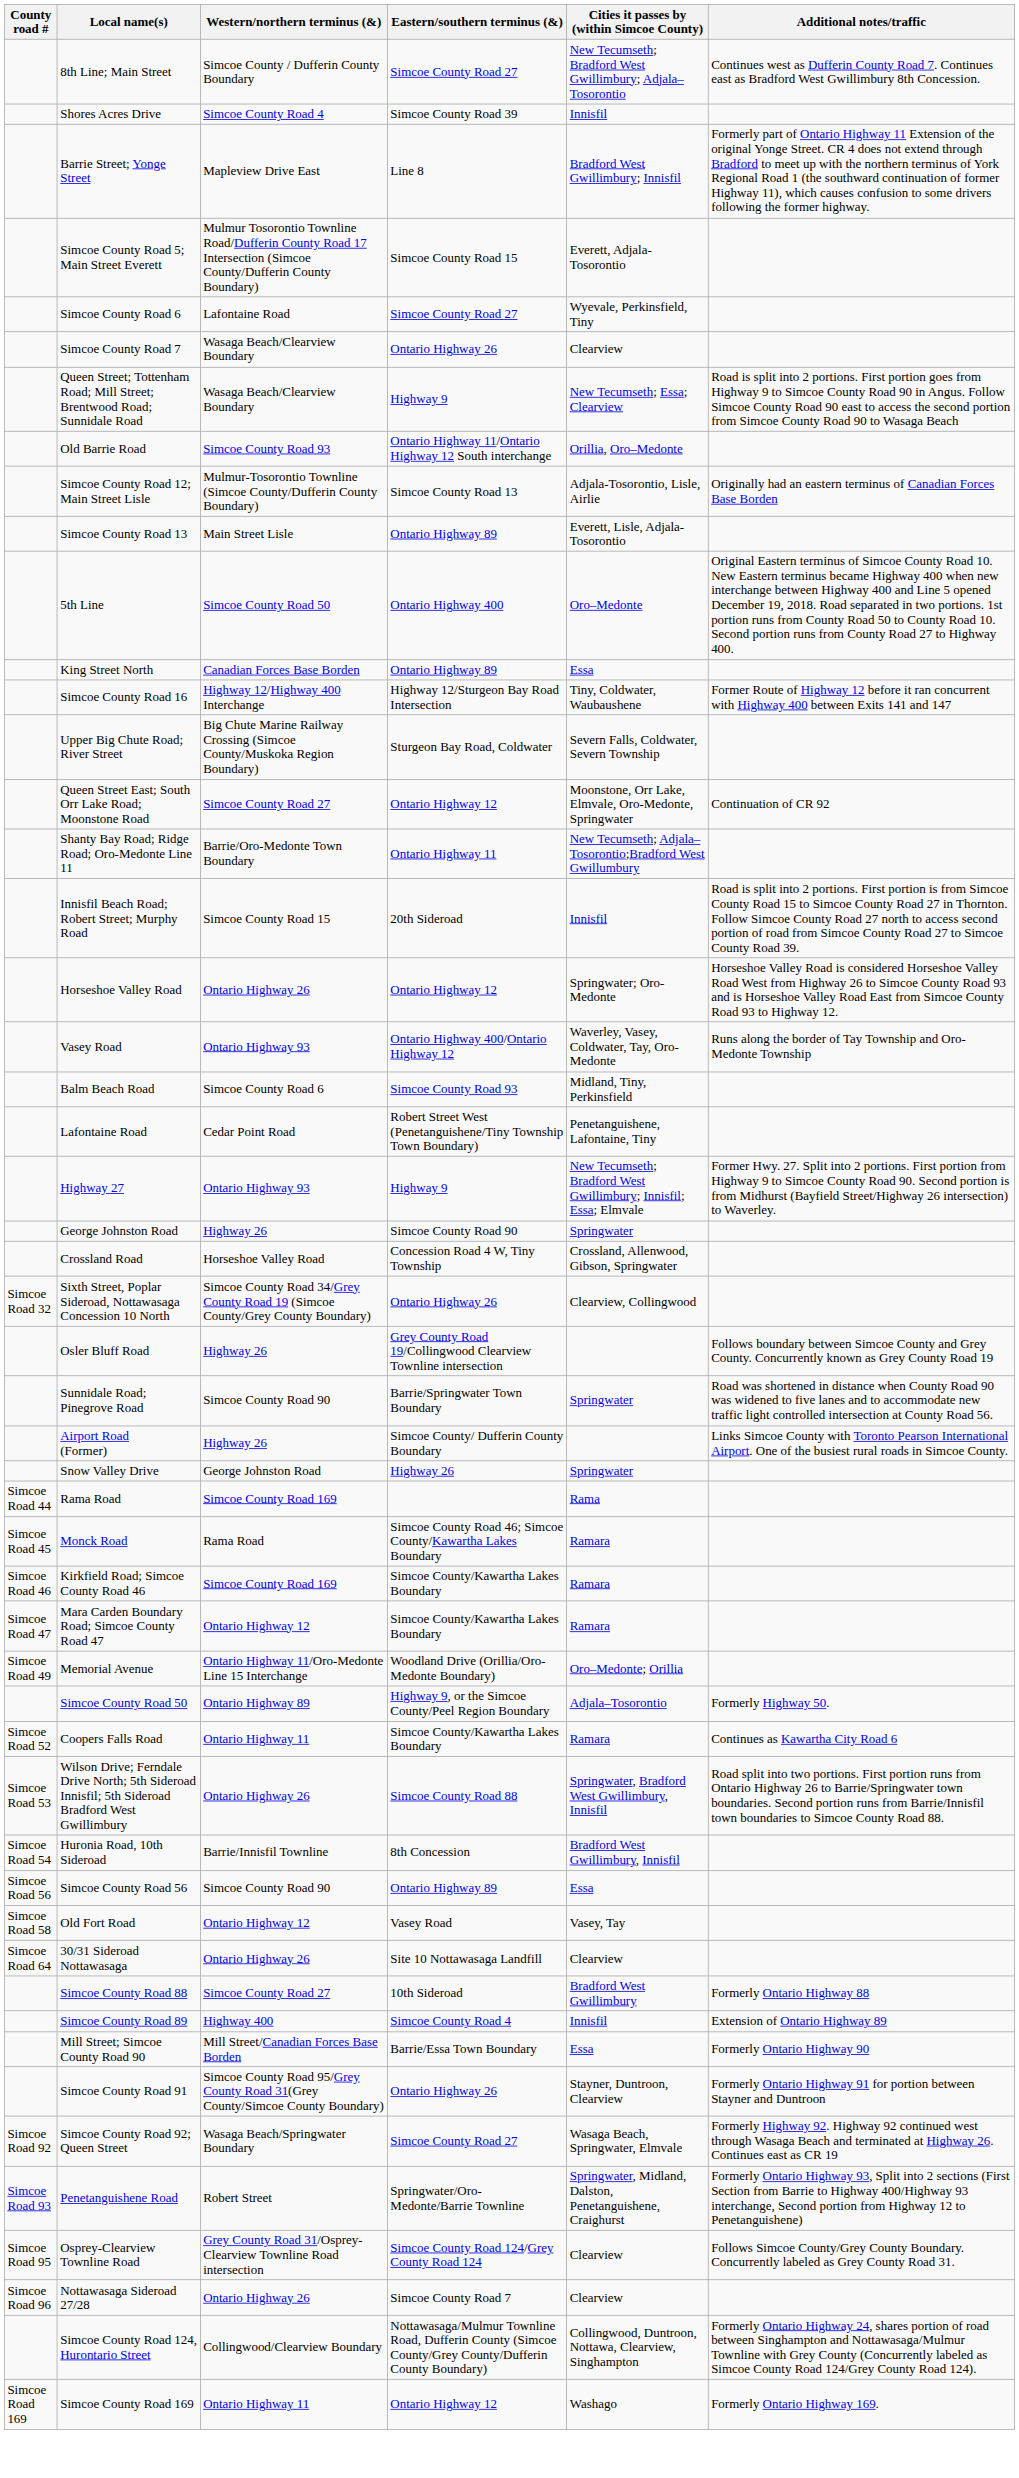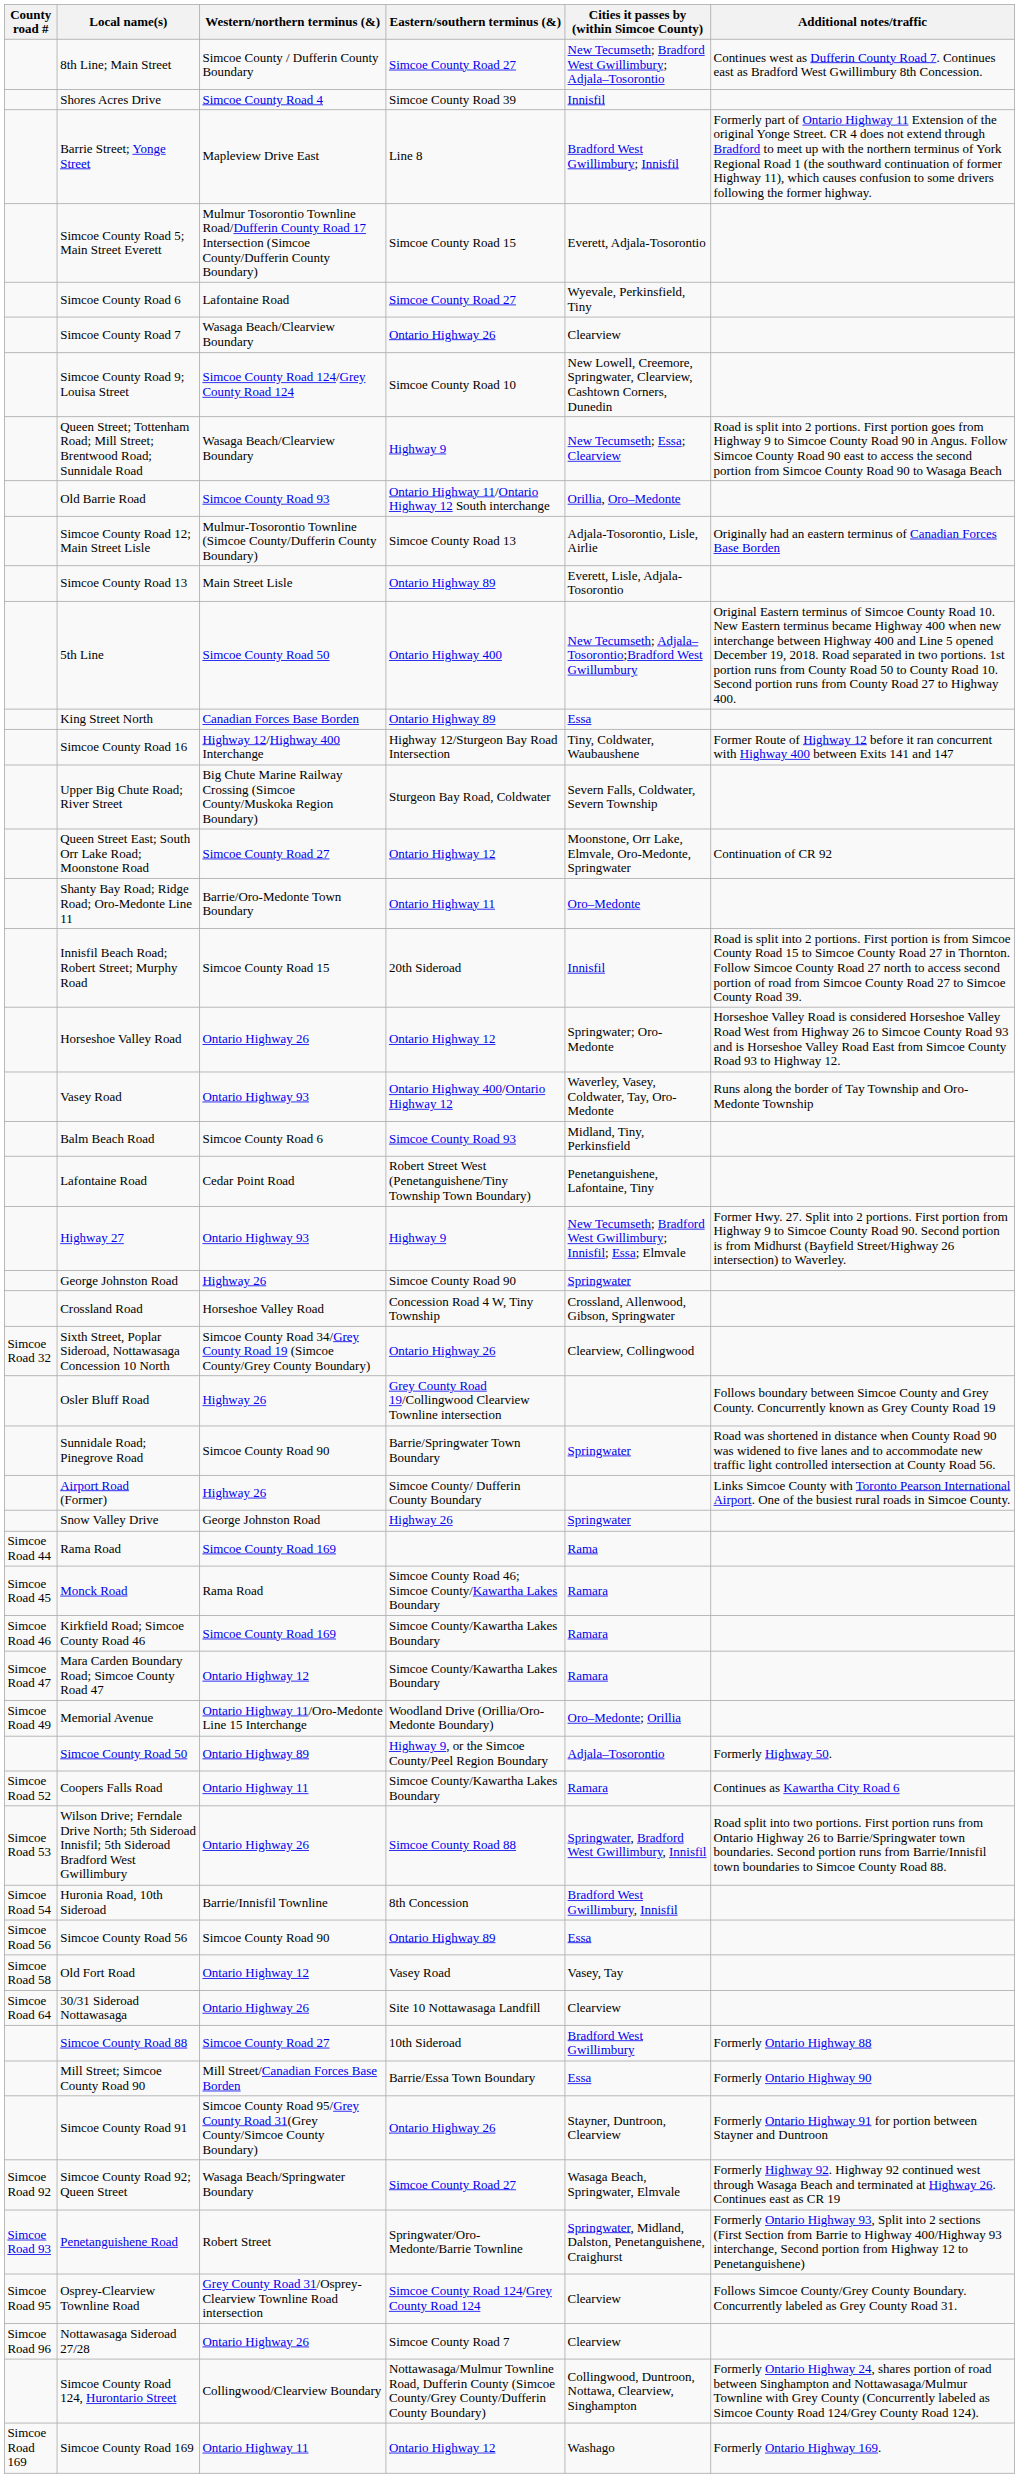+ row: (122, 384)
(606, 605) Oro–Medonte -> (635, 655) New Tecumseth; Adjala–Tosorontio;Bradford West Gwillumbury
(637, 853) New Tecumseth; Adjala–Tosorontio;Bradford West Gwillumbury -> (604, 903) Oro–Medonte
- row: (124, 2021)
